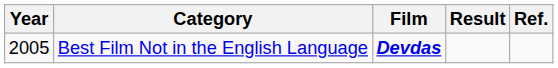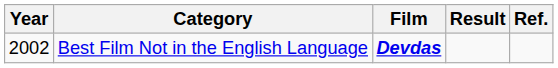(29, 47) 2005 -> (29, 47) 2002
